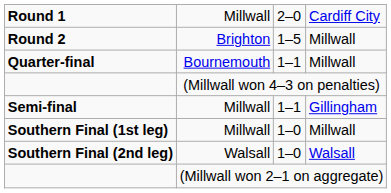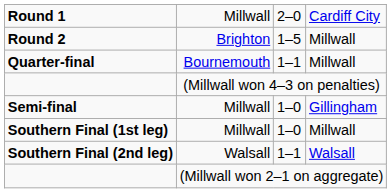(289, 108) 1–1 -> (289, 108) 1–0
(289, 153) 1–0 -> (289, 153) 1–1
